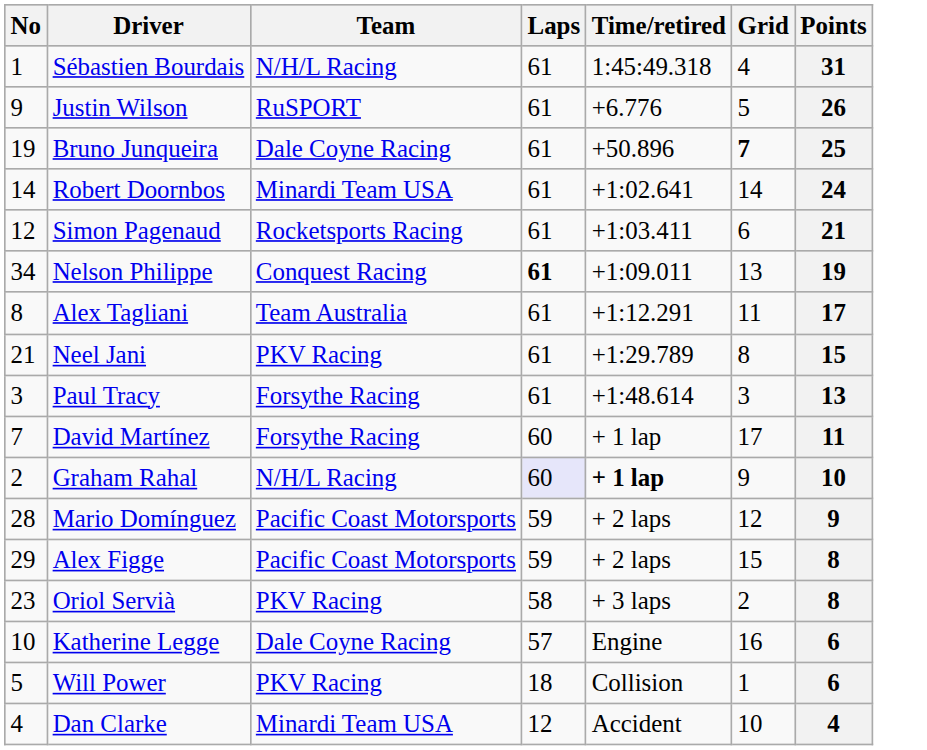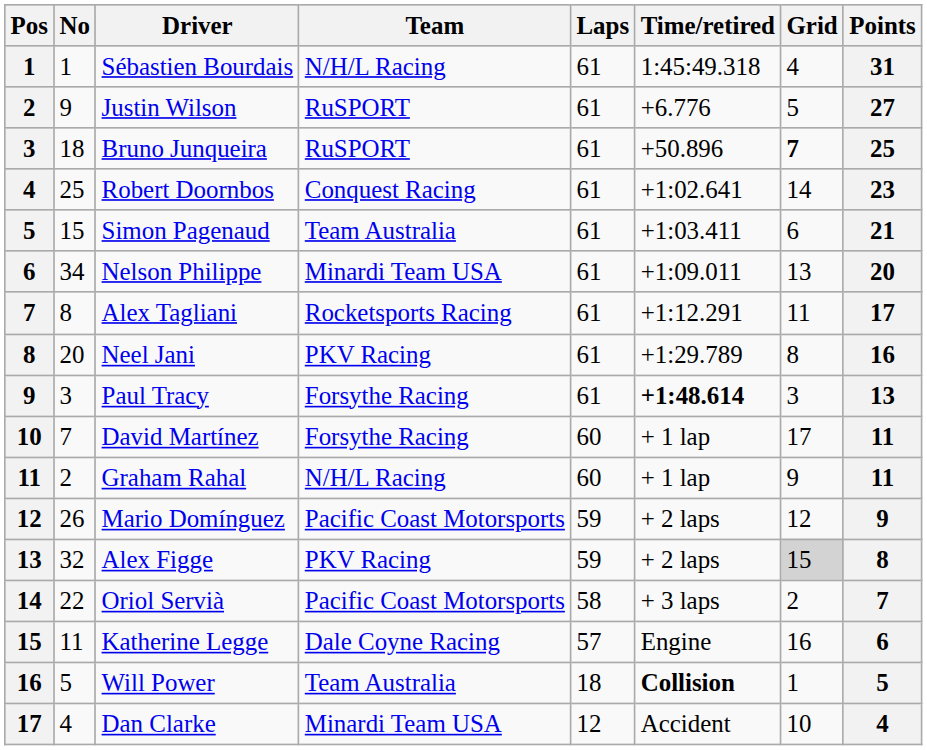+ column: (29, 25)
(834, 107) 26 -> (883, 107) 27
(23, 148) 19 -> (72, 148) 18
(353, 148) Dale Coyne Racing -> (357, 148) RuSPORT
(23, 189) 14 -> (72, 189) 25
(354, 189) Minardi Team USA -> (390, 189) Conquest Racing
(834, 189) 24 -> (883, 189) 23
(23, 230) 12 -> (72, 230) 15
(359, 230) Rocketsports Racing -> (380, 230) Team Australia
(341, 271) Conquest Racing -> (403, 271) Minardi Team USA
(540, 271) bold -> (589, 271) normal
(834, 271) 19 -> (883, 271) 20
(331, 312) Team Australia -> (408, 312) Rocketsports Racing
(23, 354) 21 -> (72, 354) 20
(834, 354) 15 -> (883, 354) 16
(643, 395) normal -> (692, 395) bold
(540, 477) lavender background -> (589, 477) no background
(628, 477) bold -> (675, 477) normal
(834, 477) 10 -> (883, 477) 11
(23, 518) 28 -> (72, 518) 26
(23, 559) 29 -> (72, 559) 32
(386, 559) Pacific Coast Motorsports -> (368, 559) PKV Racing
(750, 559) no background -> (799, 559) lightgrey background
(23, 600) 23 -> (72, 600) 22
(319, 600) PKV Racing -> (435, 600) Pacific Coast Motorsports
(834, 600) 8 -> (883, 600) 7
(23, 641) 10 -> (72, 641) 11
(319, 682) PKV Racing -> (380, 682) Team Australia
(637, 682) normal -> (688, 682) bold
(834, 682) 6 -> (883, 682) 5
